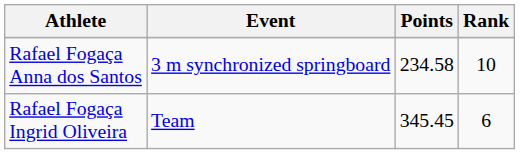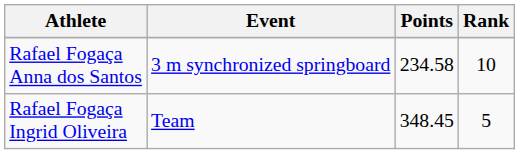(427, 121) 345.45 -> (427, 121) 348.45
(486, 121) 6 -> (486, 121) 5
